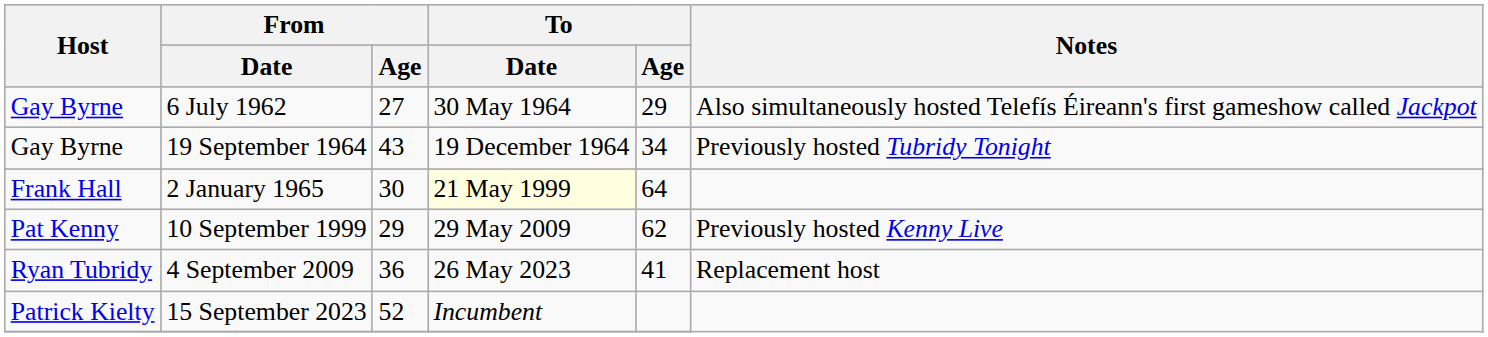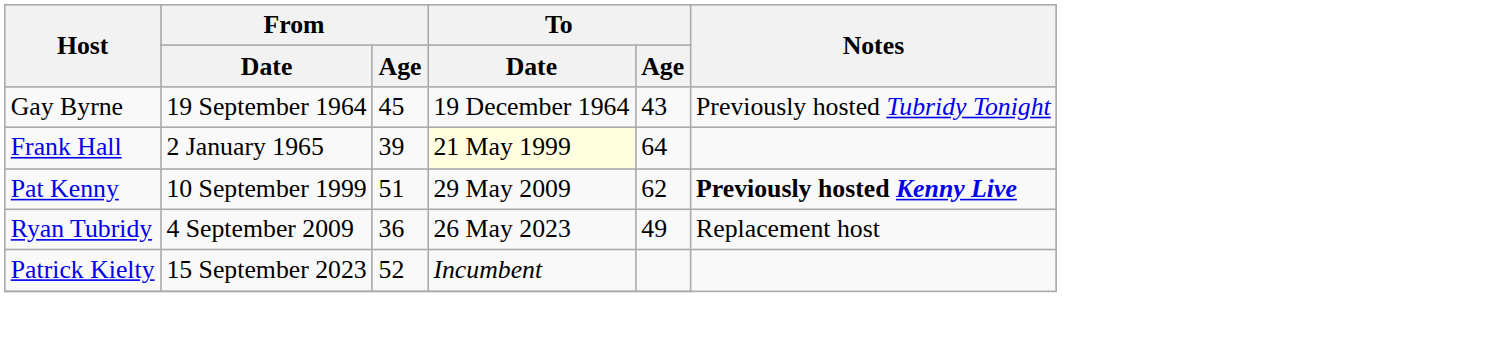- row: (227, 106)
(391, 147) 43 -> (391, 106) 45
(654, 147) 34 -> (654, 106) 43
(391, 188) 30 -> (391, 147) 39
(391, 229) 29 -> (391, 188) 51
(850, 229) normal -> (856, 188) bold
(654, 270) 41 -> (654, 229) 49
